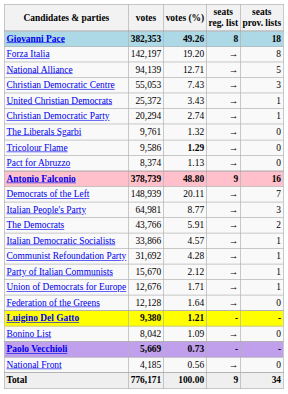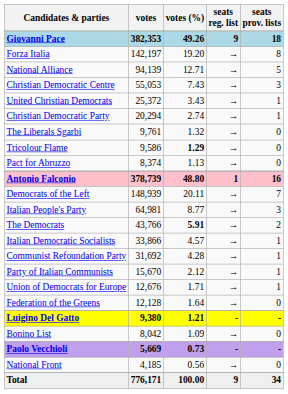(236, 39) 8 -> (236, 39) 9
(236, 179) 9 -> (236, 179) 1
(196, 225) normal -> (196, 225) bold
